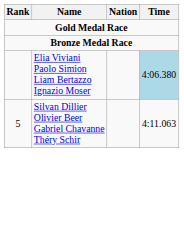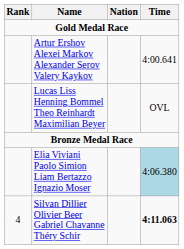+ row: (67, 59)
+ row: (69, 108)
(18, 123) 5 -> (18, 220) 4
(159, 123) normal -> (160, 220) bold
